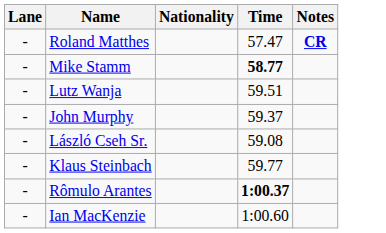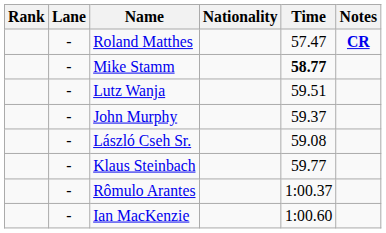+ column: (26, 16)
(265, 191) bold -> (309, 191) normal
